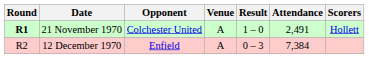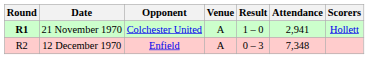(298, 29) 2,491 -> (298, 29) 2,941
(298, 45) 7,384 -> (298, 45) 7,348
